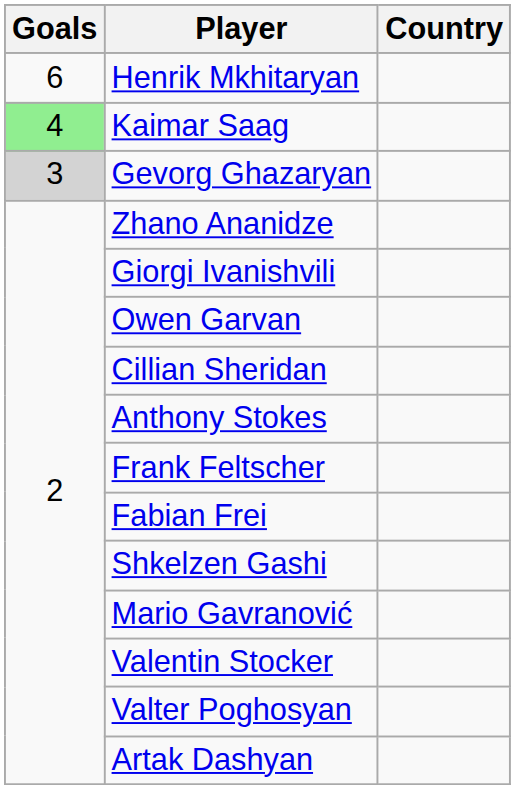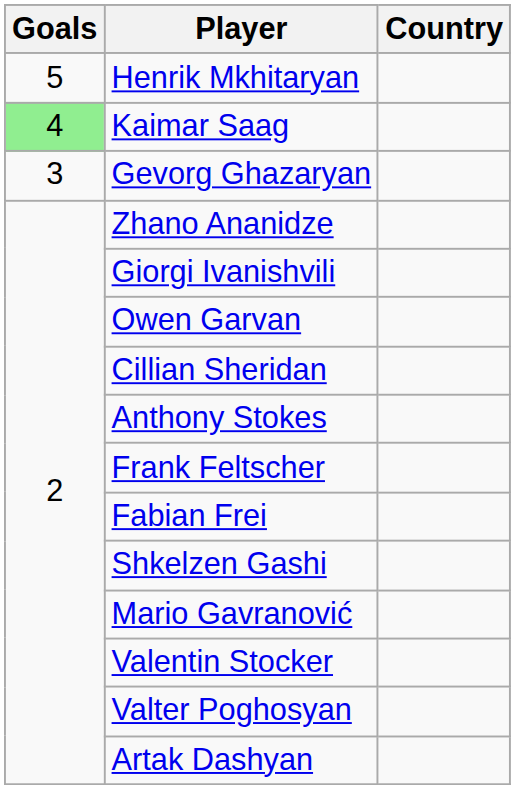(55, 77) 6 -> (55, 77) 5
(55, 175) lightgrey background -> (55, 175) no background
